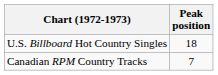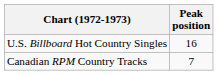(191, 43) 18 -> (191, 43) 16
